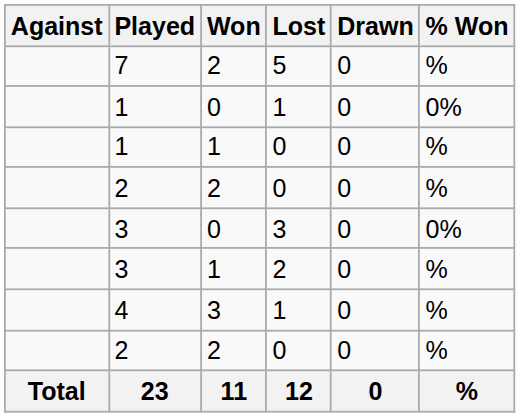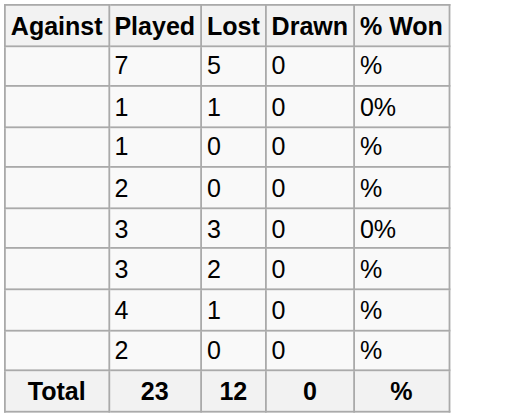- column: (234, 25)
